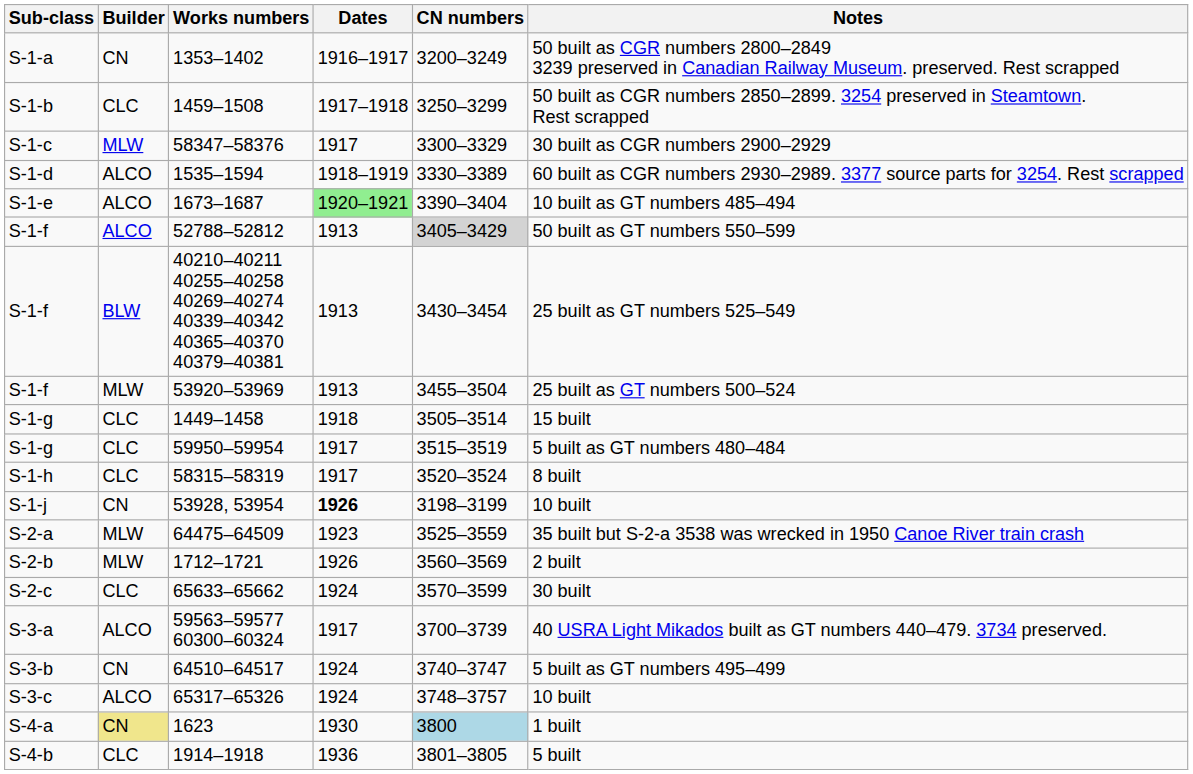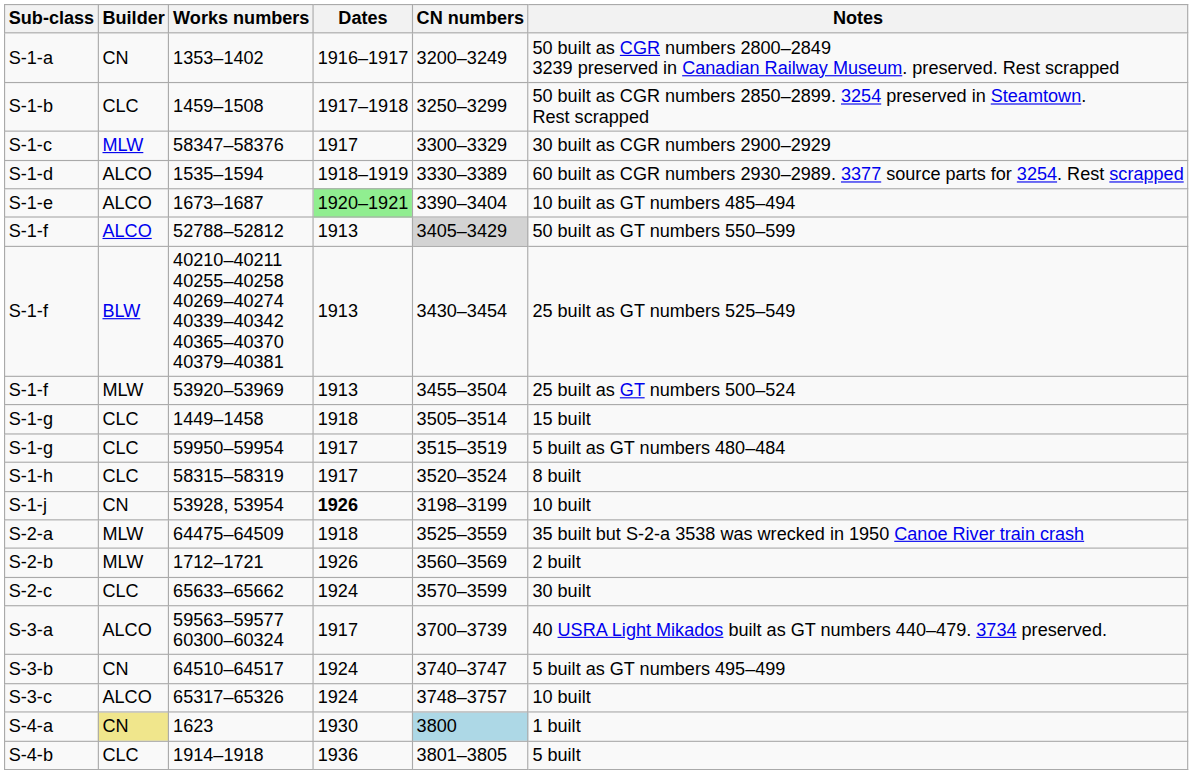(338, 533) 1923 -> (338, 533) 1918
